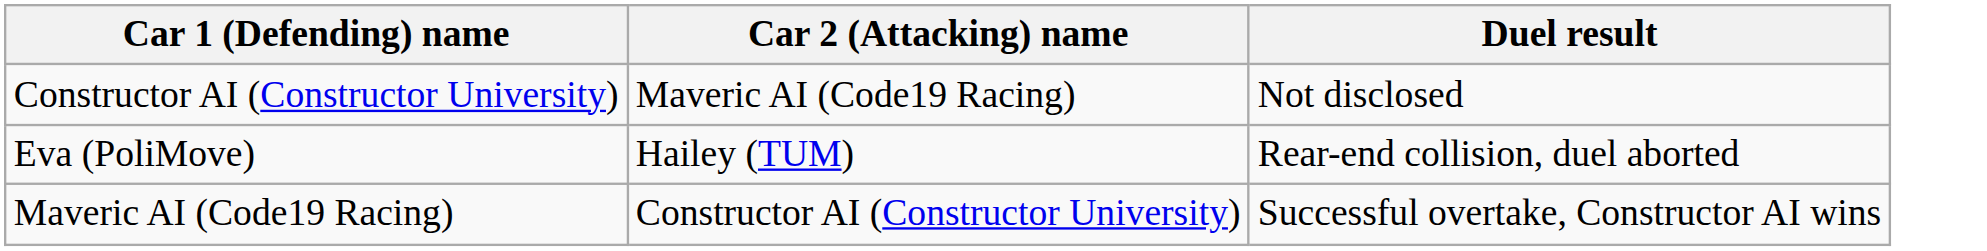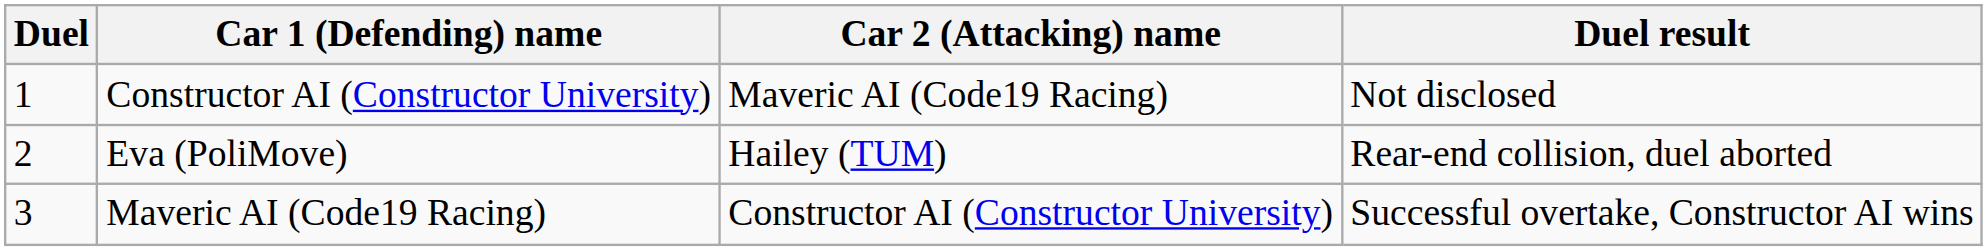+ column: (51, 34)
